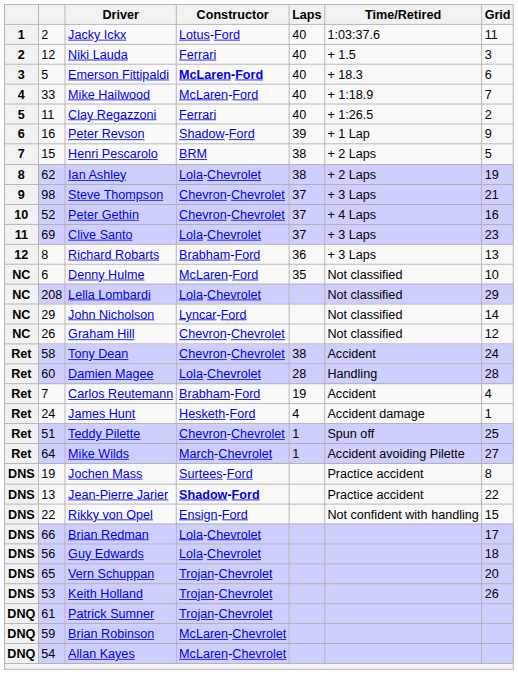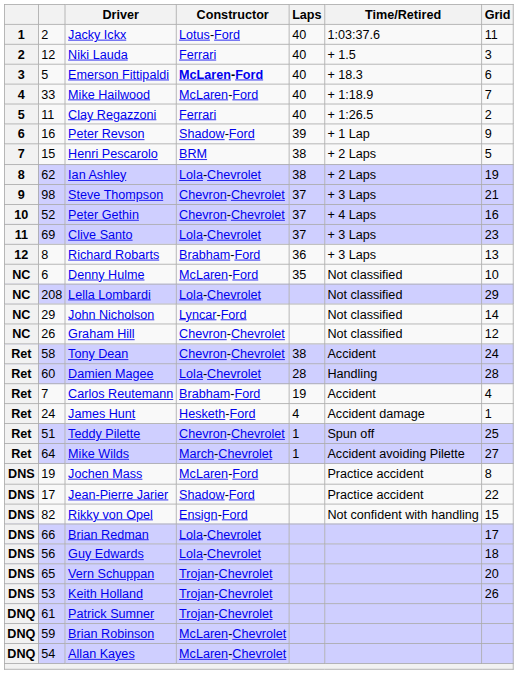(216, 474) Surtees-Ford -> (219, 474) McLaren-Ford
(48, 494) 13 -> (48, 494) 17
(219, 494) bold -> (217, 494) normal
(48, 514) 22 -> (48, 514) 82
